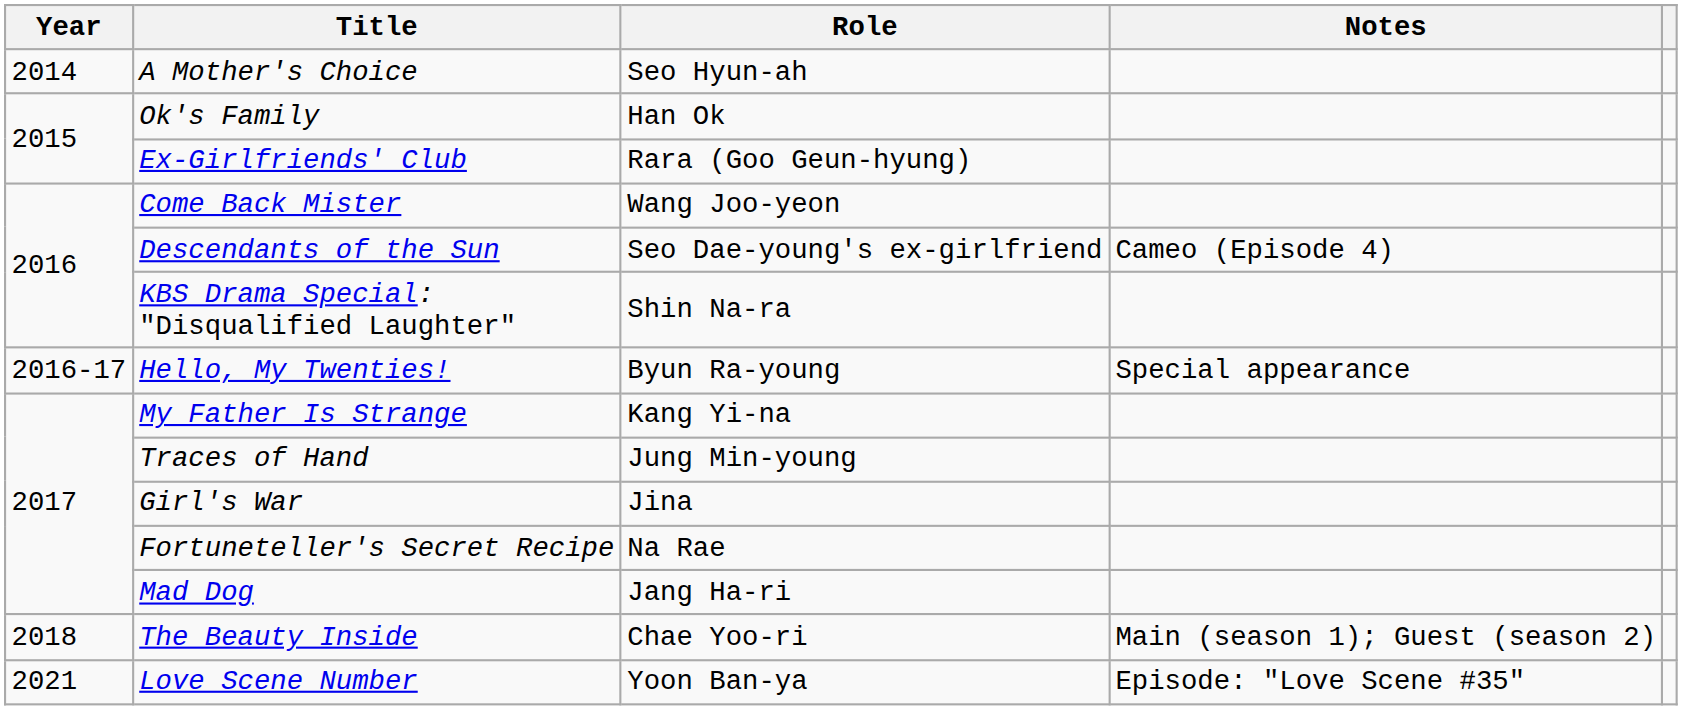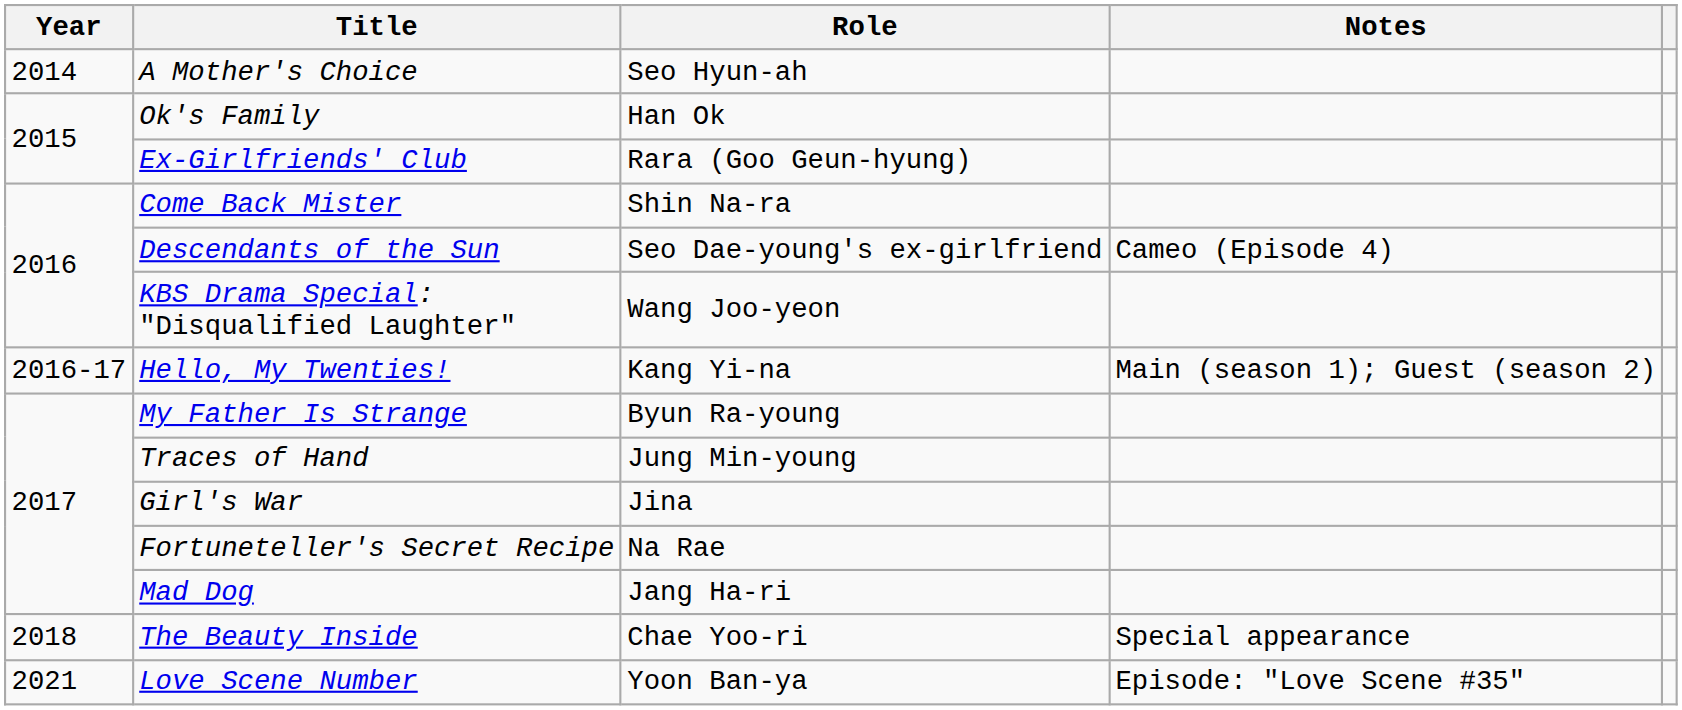(734, 205) Wang Joo-yeon -> (709, 205) Shin Na-ra
(709, 310) Shin Na-ra -> (734, 310) Wang Joo-yeon
(734, 370) Byun Ra-young -> (709, 370) Kang Yi-na
(1263, 370) Special appearance -> (1386, 370) Main (season 1); Guest (season 2)
(709, 415) Kang Yi-na -> (734, 415) Byun Ra-young
(1386, 637) Main (season 1); Guest (season 2) -> (1263, 637) Special appearance
